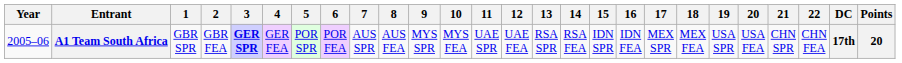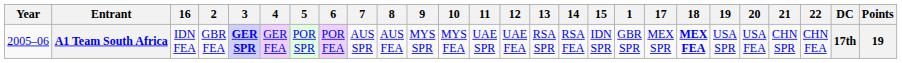columns swapped: (186, 14) <-> (631, 14)
(693, 41) normal -> (694, 41) bold
(876, 41) 20 -> (878, 41) 19
